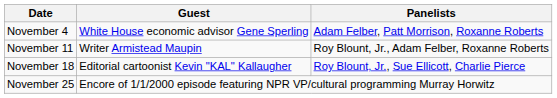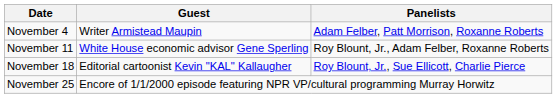(194, 31) White House economic advisor Gene Sperling -> (141, 31) Writer Armistead Maupin
(141, 48) Writer Armistead Maupin -> (194, 48) White House economic advisor Gene Sperling
